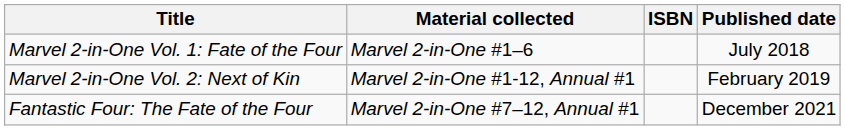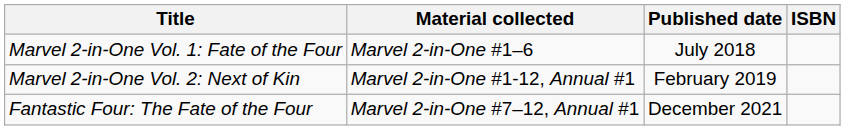columns swapped: (769, 19) <-> (671, 19)
